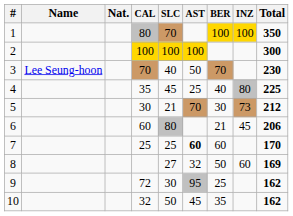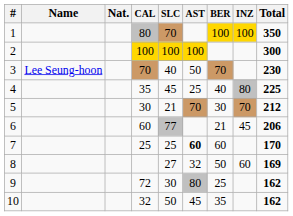(245, 107) 73 -> (245, 107) 70
(170, 126) 80 -> (170, 126) 77
(195, 182) 95 -> (195, 182) 80
